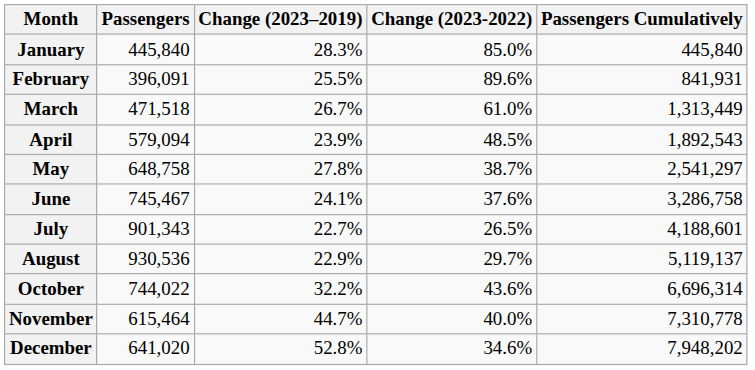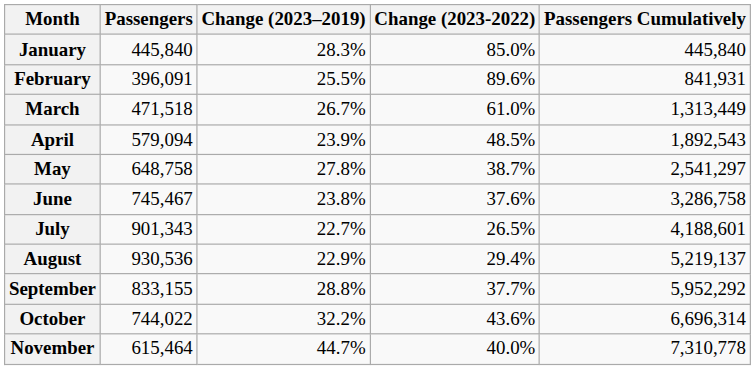(338, 199) 24.1% -> (341, 199) 23.8%
(508, 259) 29.7% -> (511, 259) 29.4%
(705, 259) 5,119,137 -> (708, 259) 5,219,137
+ row: (52, 288)
- row: (51, 348)
